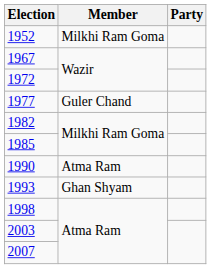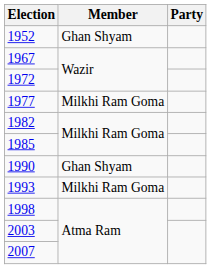(113, 36) Milkhi Ram Goma -> (97, 36) Ghan Shyam
(96, 101) Guler Chand -> (113, 101) Milkhi Ram Goma
(91, 166) Atma Ram -> (97, 166) Ghan Shyam
(97, 187) Ghan Shyam -> (113, 187) Milkhi Ram Goma
